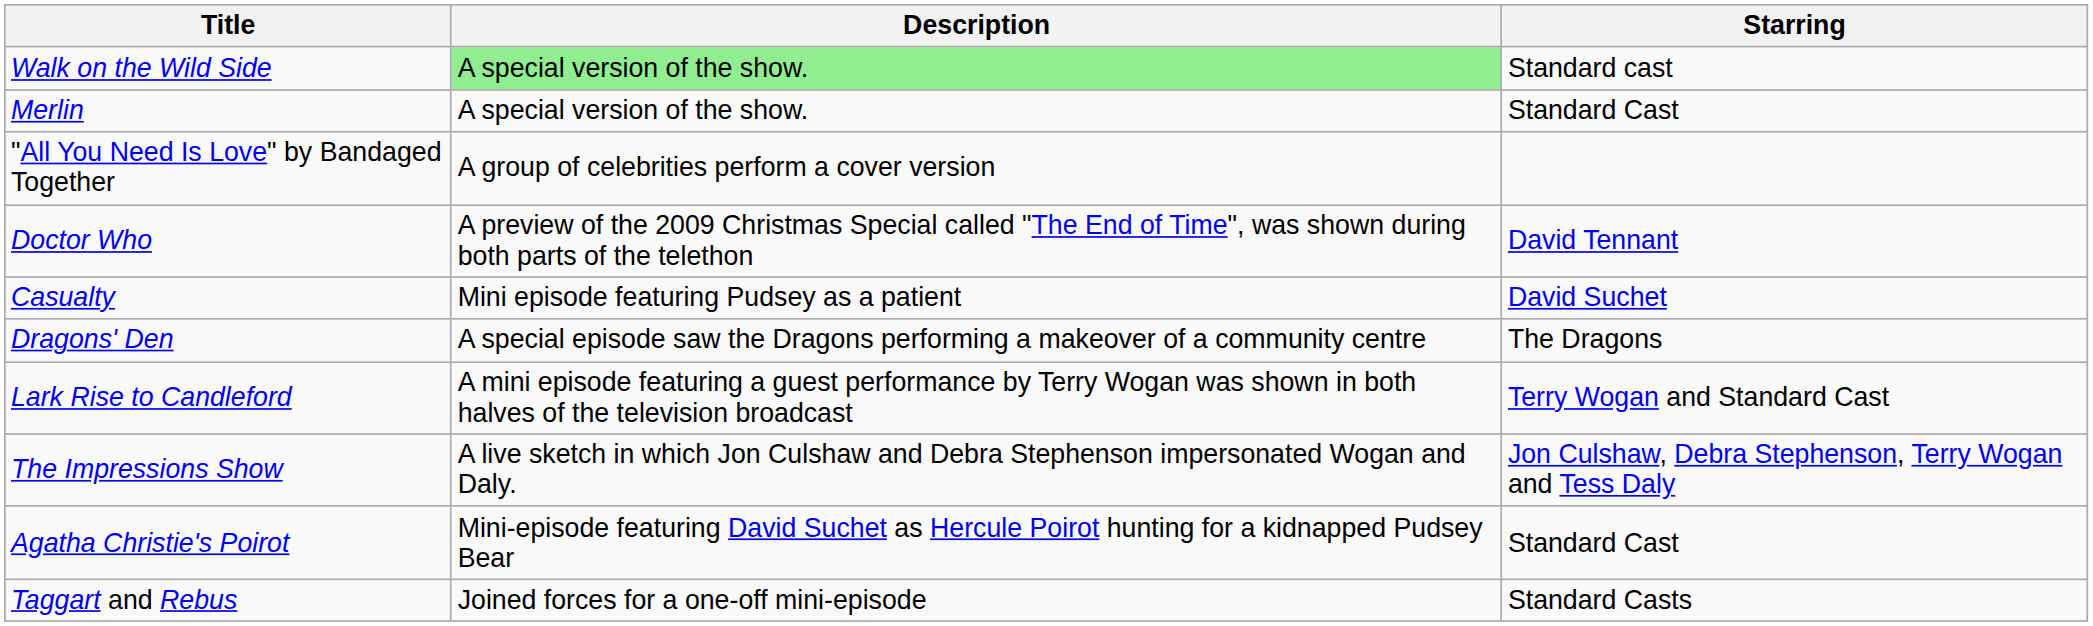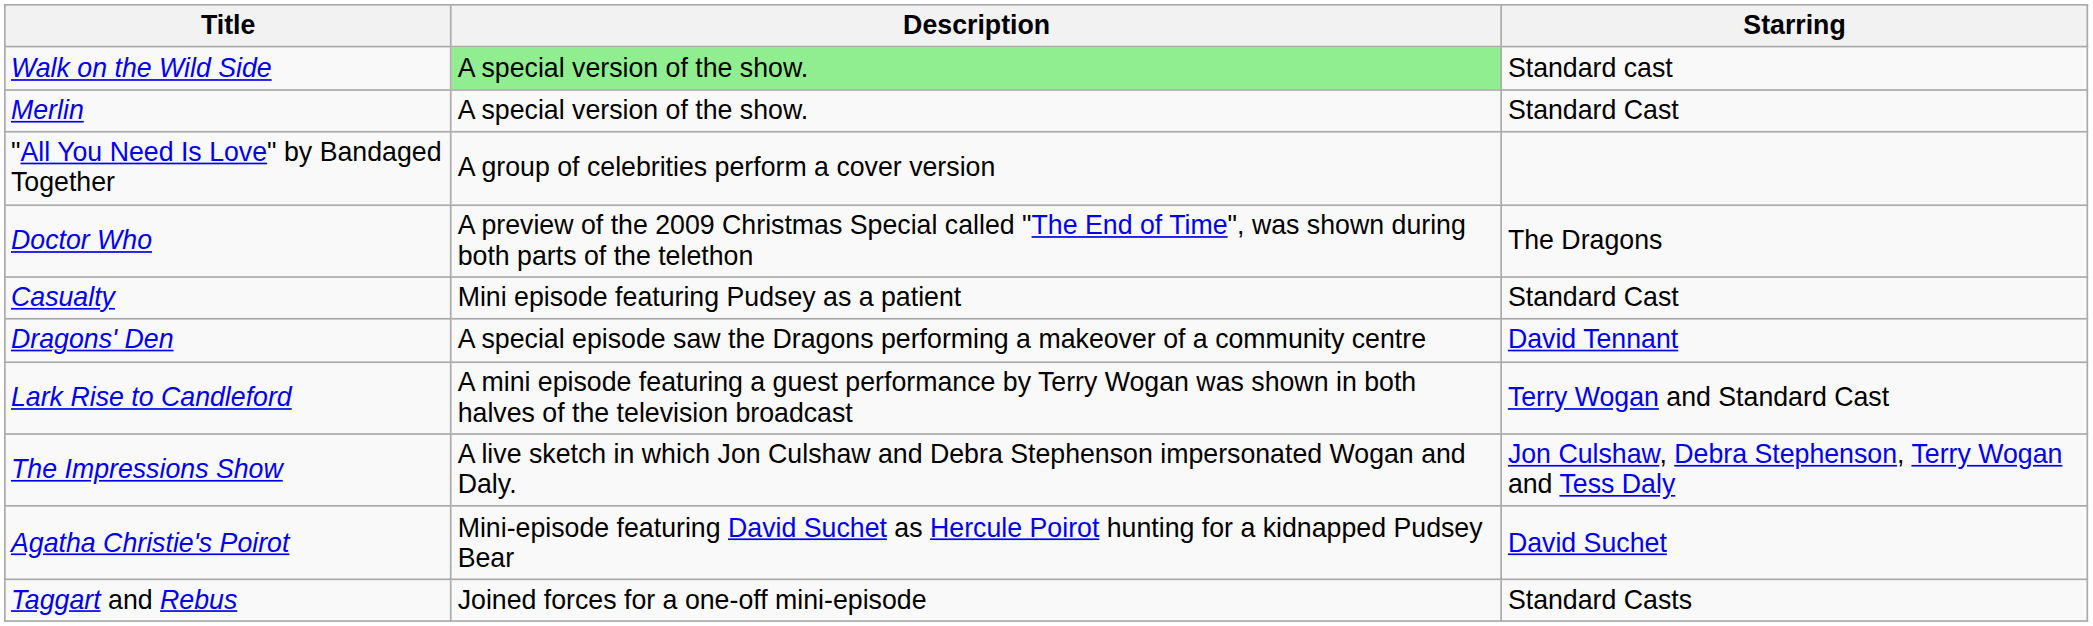(1593, 240) David Tennant -> (1585, 240) The Dragons
(1587, 297) David Suchet -> (1593, 297) Standard Cast
(1585, 340) The Dragons -> (1593, 340) David Tennant
(1593, 542) Standard Cast -> (1587, 542) David Suchet
